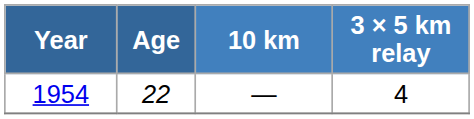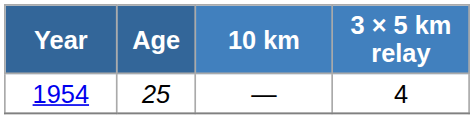(156, 94) 22 -> (156, 94) 25
